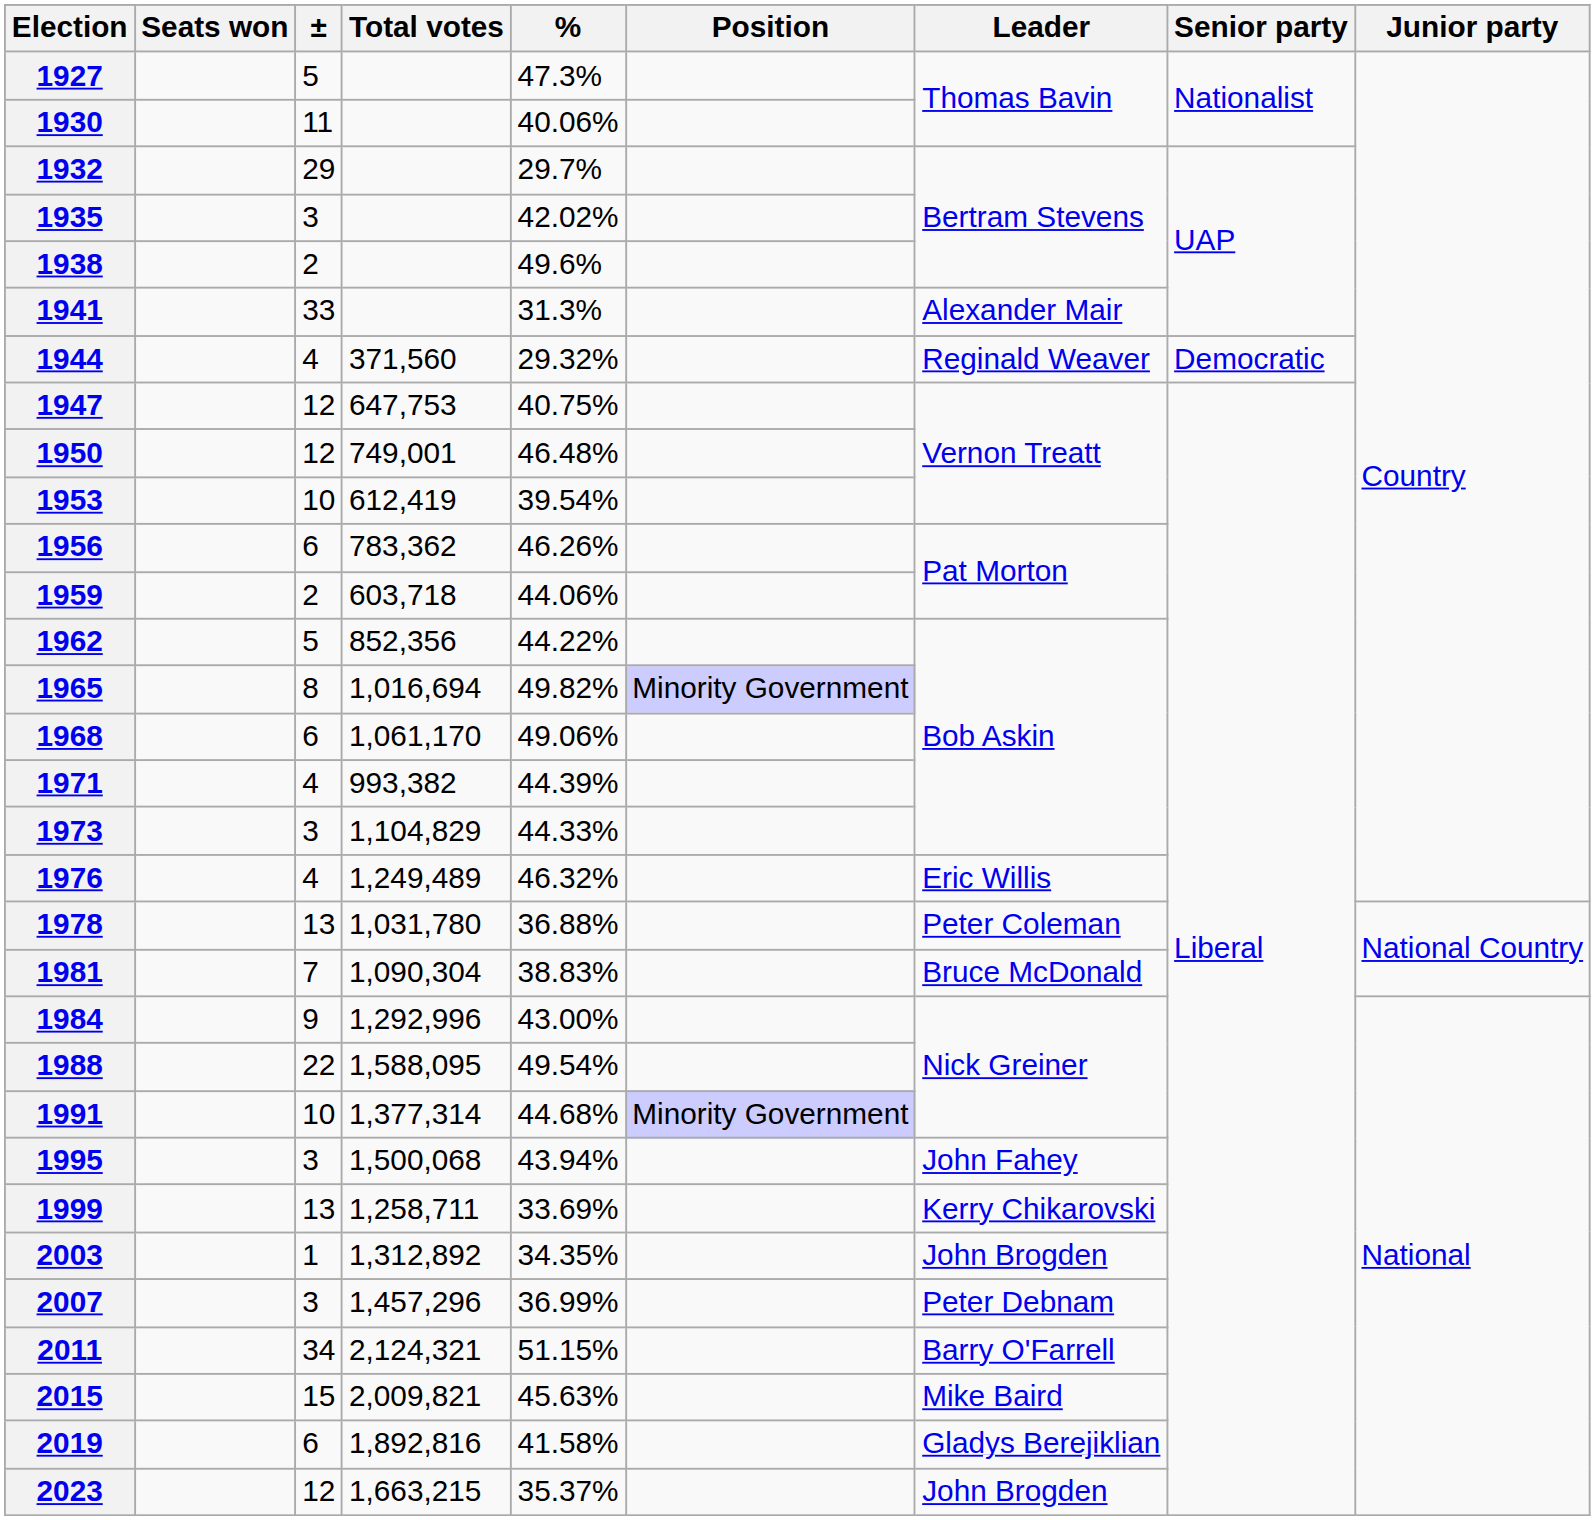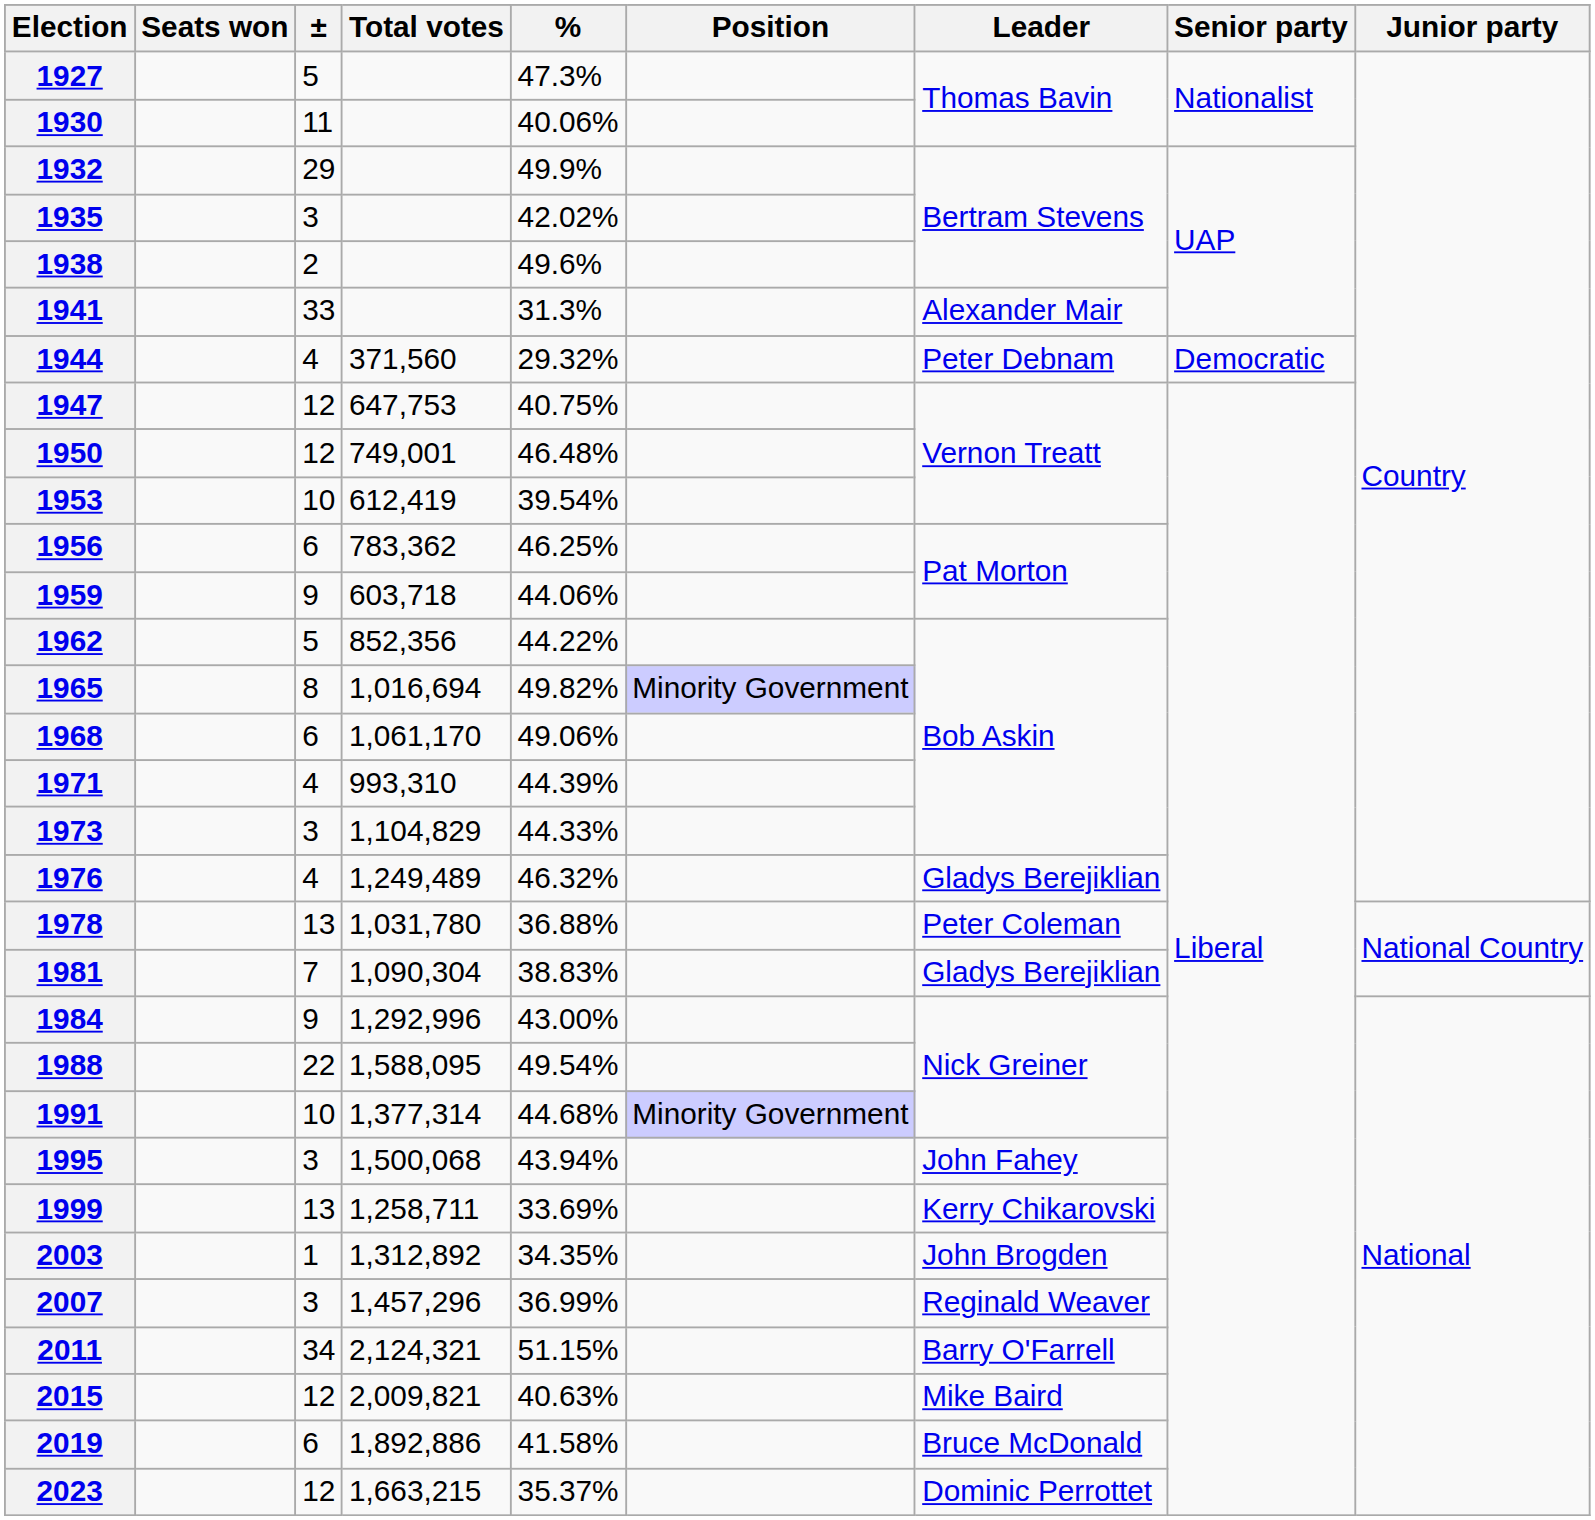(560, 169) 29.7% -> (560, 169) 49.9%
(1036, 358) Reginald Weaver -> (1018, 358) Peter Debnam
(568, 547) 46.26% -> (568, 547) 46.25%
(310, 594) 2 -> (310, 594) 9
(403, 783) 993,382 -> (403, 783) 993,310
(987, 877) Eric Willis -> (1041, 877) Gladys Berejiklian
(1032, 972) Bruce McDonald -> (1041, 972) Gladys Berejiklian
(1018, 1302) Peter Debnam -> (1036, 1302) Reginald Weaver
(319, 1396) 15 -> (319, 1396) 12
(568, 1396) 45.63% -> (568, 1396) 40.63%
(415, 1444) 1,892,816 -> (415, 1444) 1,892,886
(1041, 1444) Gladys Berejiklian -> (1032, 1444) Bruce McDonald
(1015, 1491) John Brogden -> (1037, 1491) Dominic Perrottet
